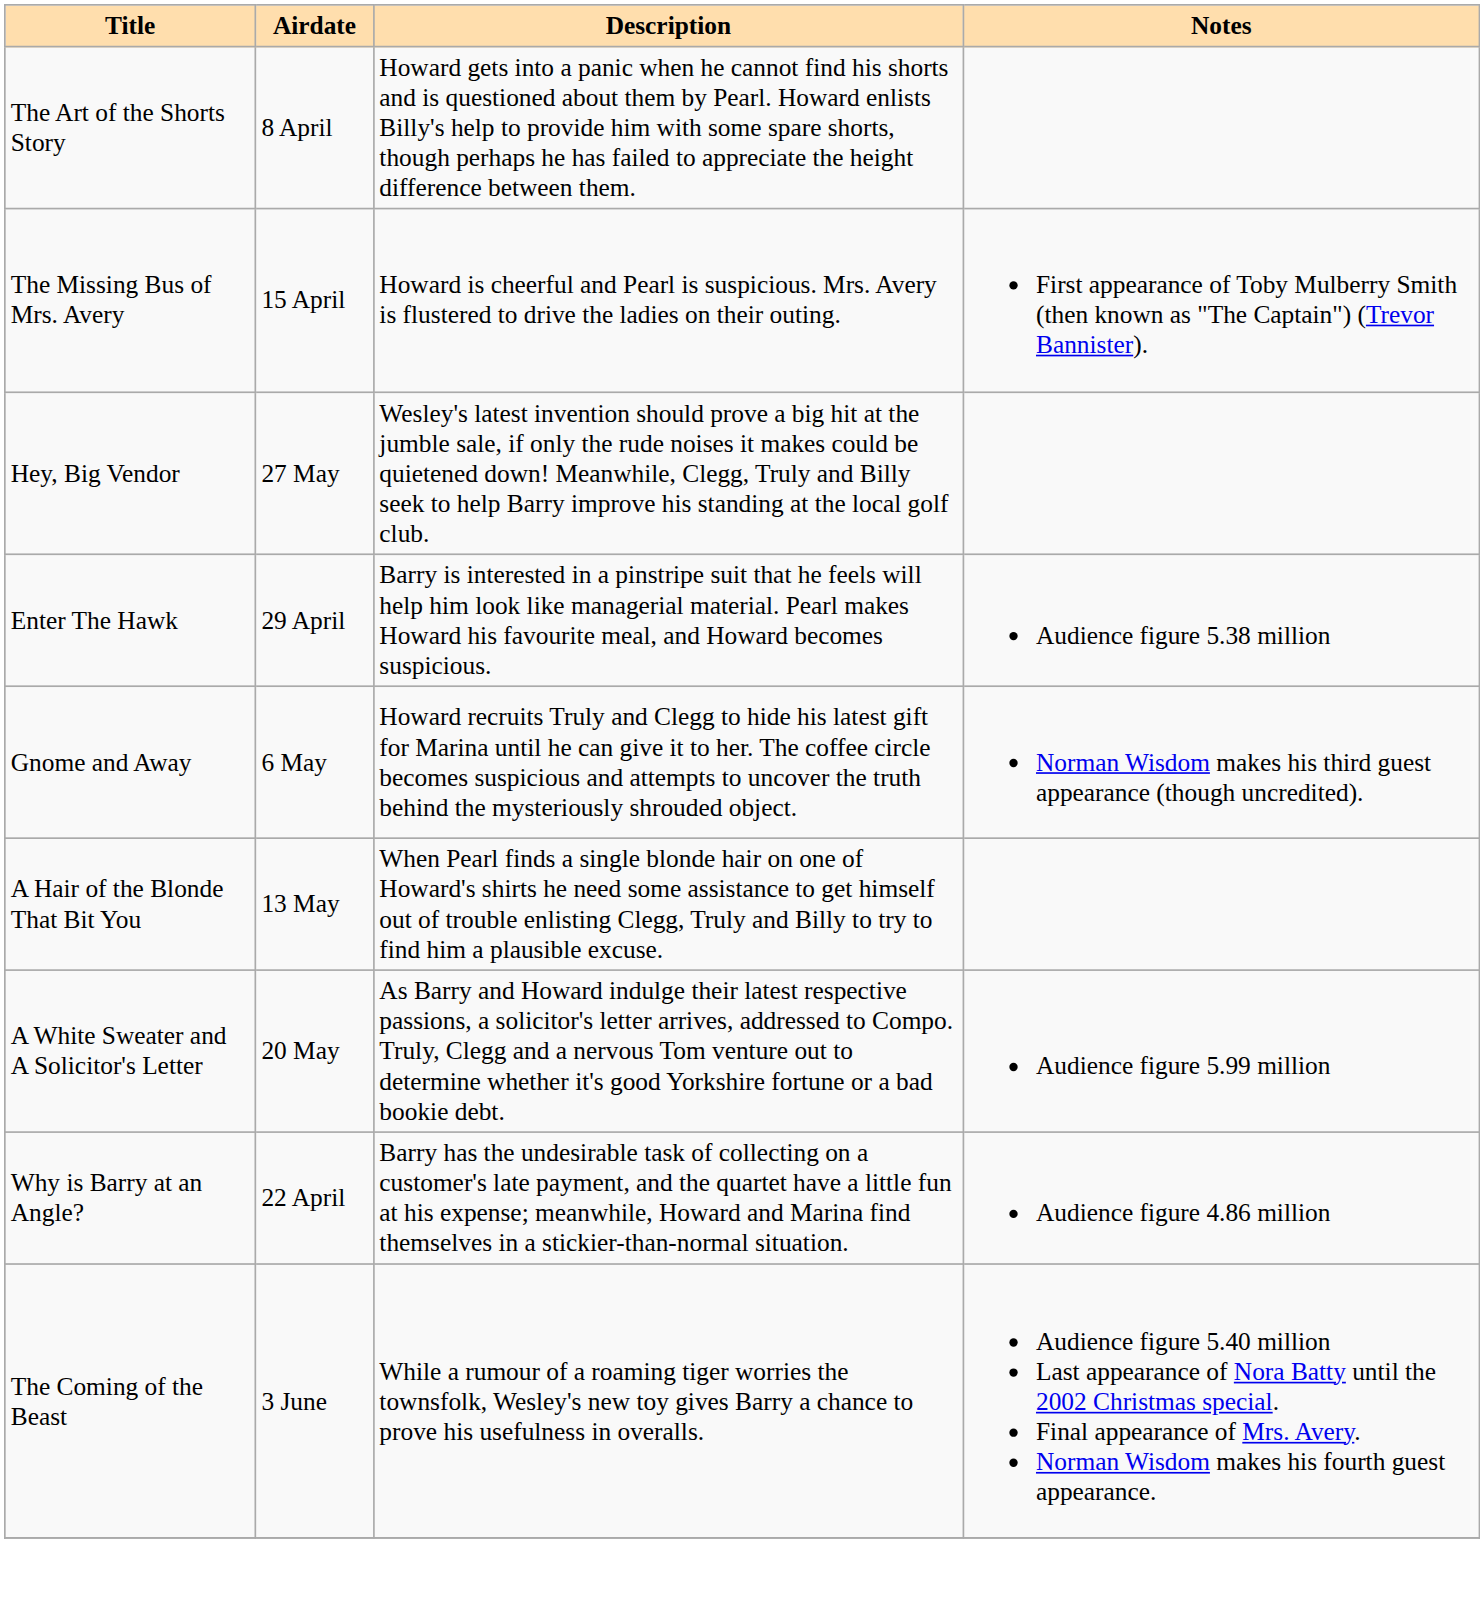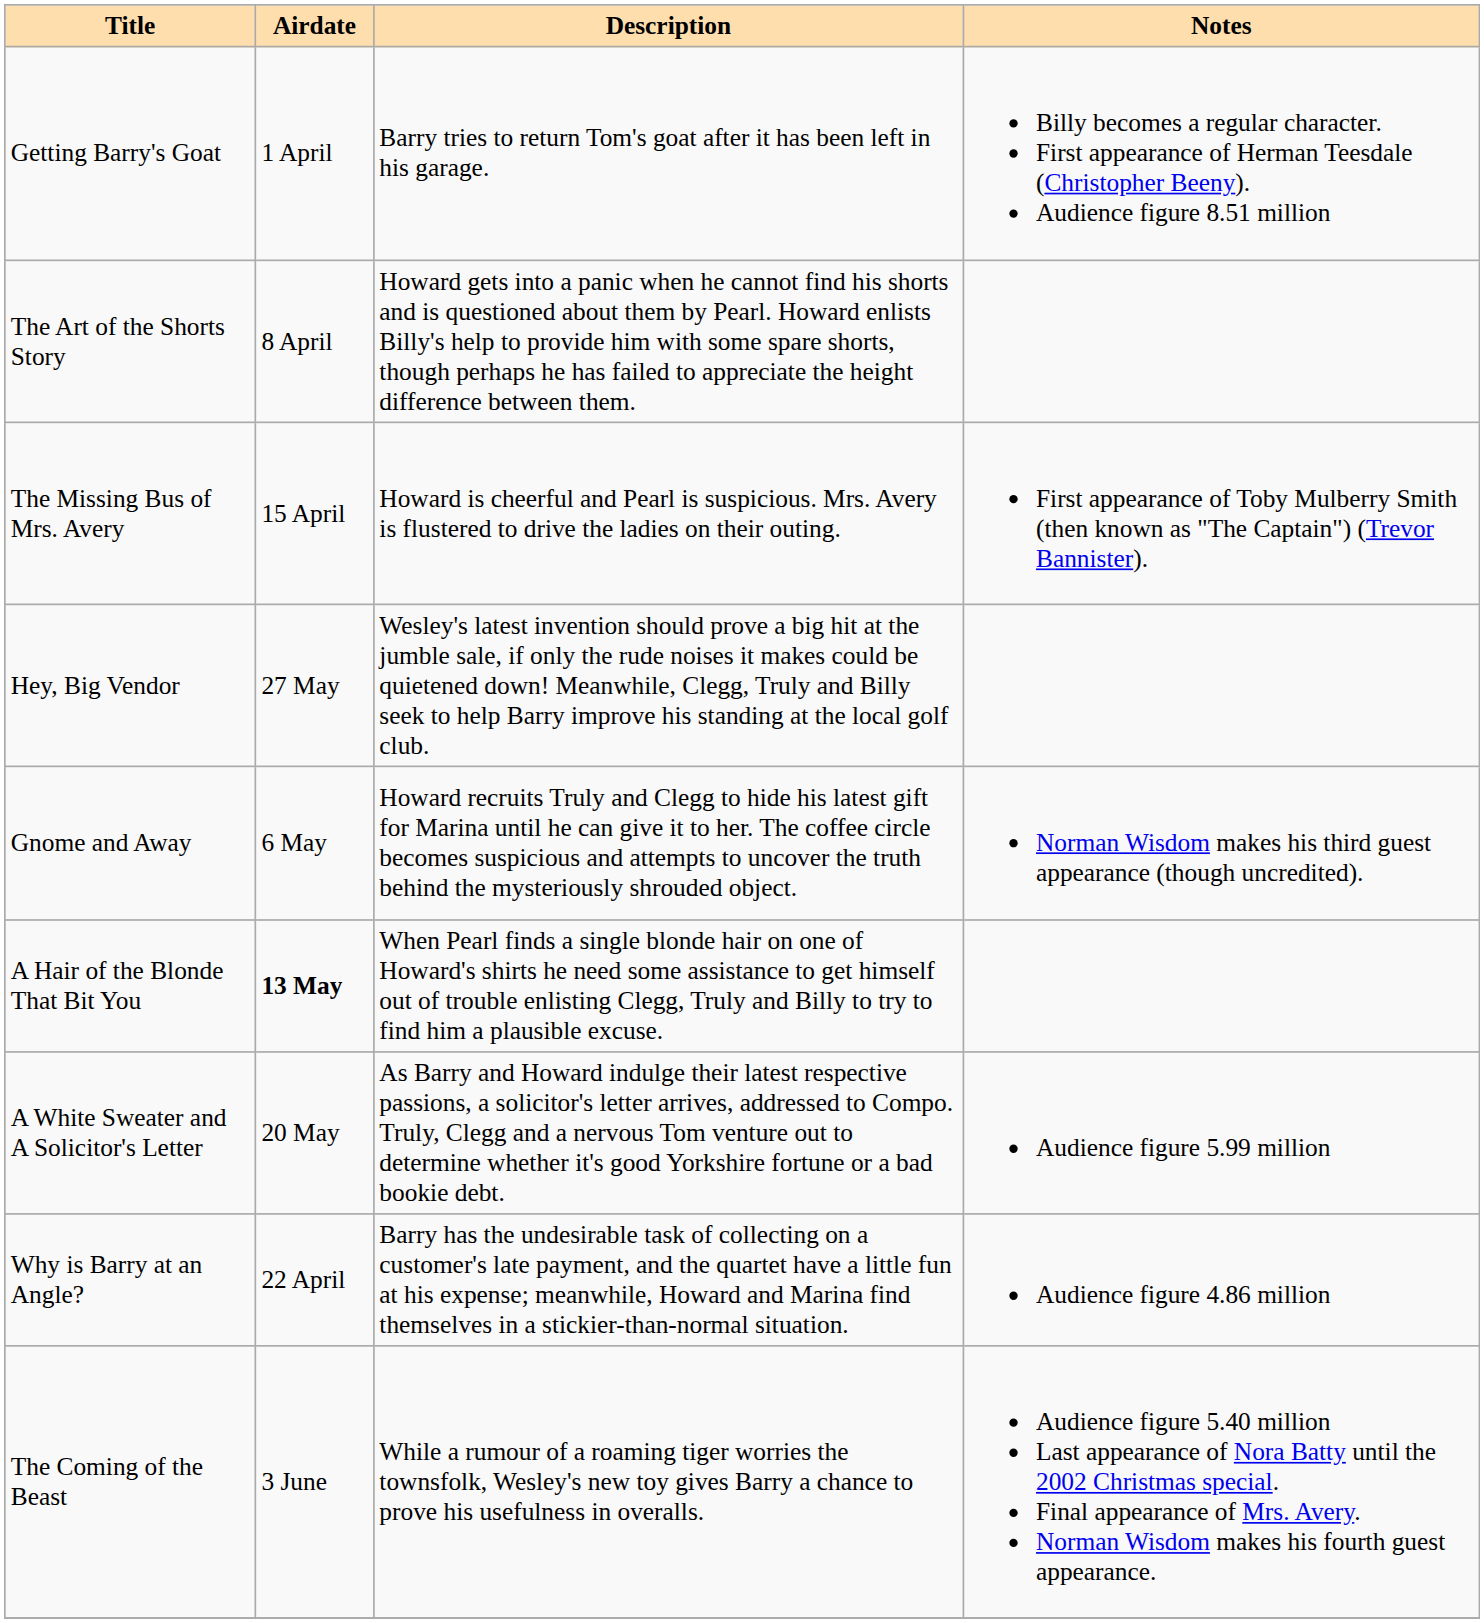+ row: (116, 152)
- row: (94, 619)
(301, 904) normal -> (302, 985) bold
